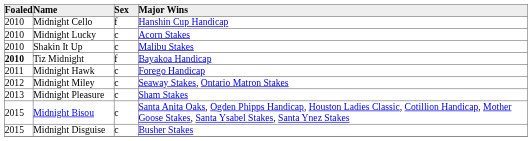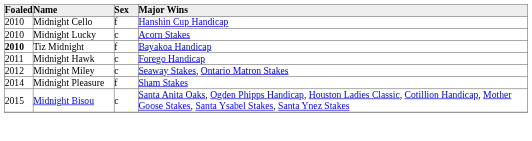- row: (58, 46)
(14, 94) 2013 -> (14, 82) 2014
(116, 94) c -> (116, 82) f
- row: (69, 130)
